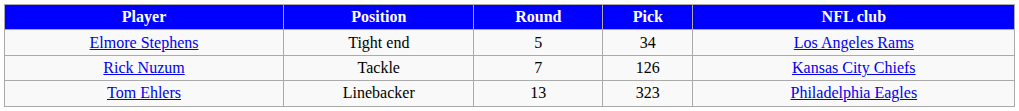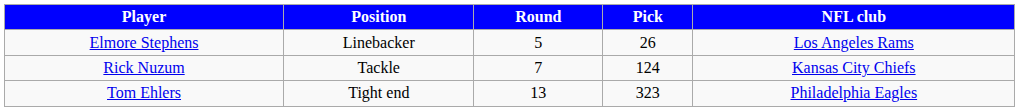(379, 42) Tight end -> (379, 42) Linebacker
(648, 42) 34 -> (648, 42) 26
(648, 67) 126 -> (648, 67) 124
(379, 93) Linebacker -> (379, 93) Tight end
